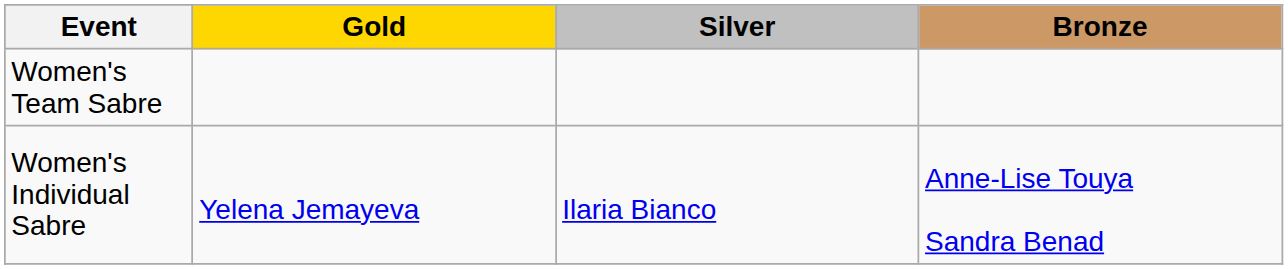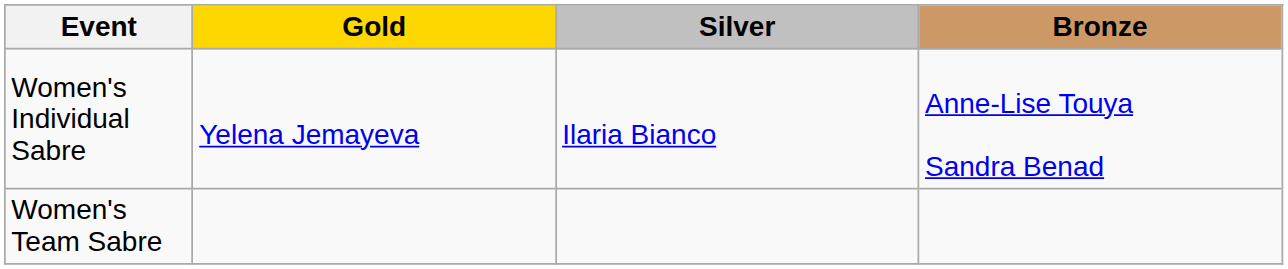rows swapped: (70, 194) <-> (87, 86)
